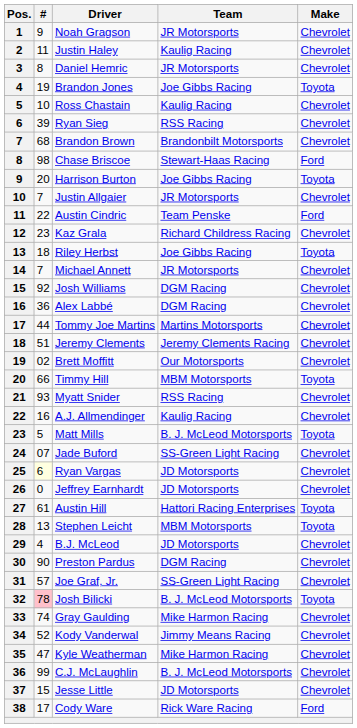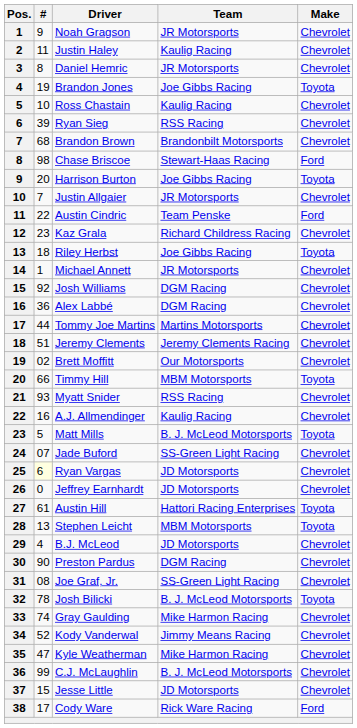(40, 270) 7 -> (40, 270) 1
(43, 581) 57 -> (43, 581) 08
(43, 599) pink background -> (43, 599) no background
